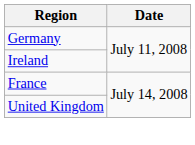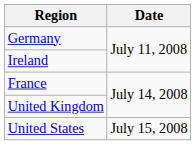+ row: (46, 128)
